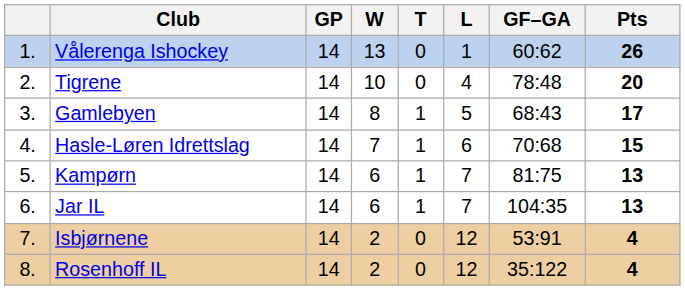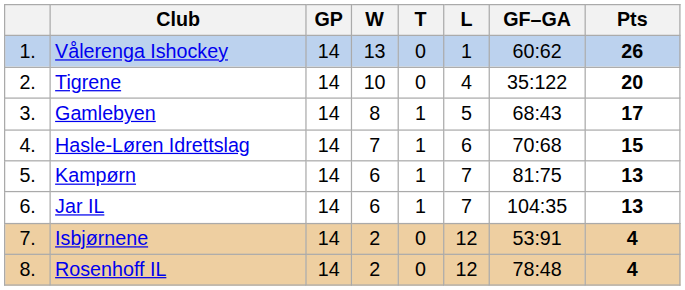(537, 82) 78:48 -> (537, 82) 35:122
(537, 269) 35:122 -> (537, 269) 78:48
